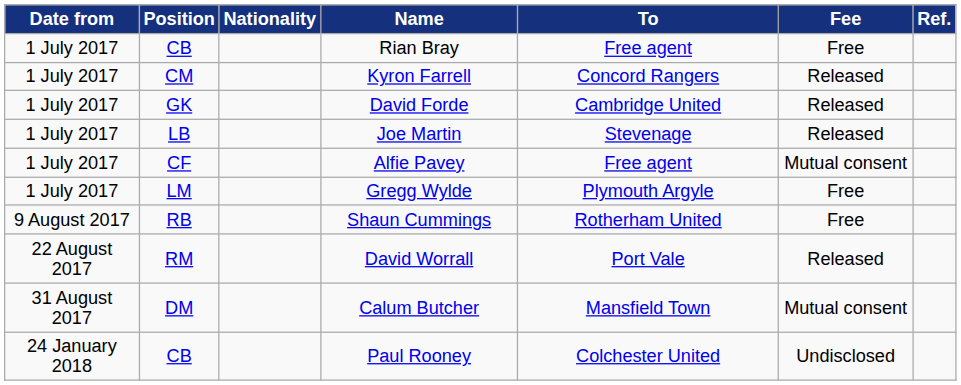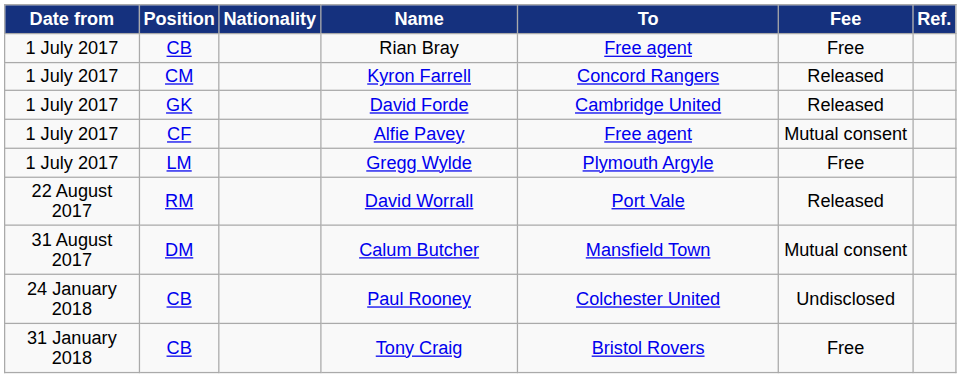- row: (419, 134)
- row: (419, 220)
+ row: (419, 348)
